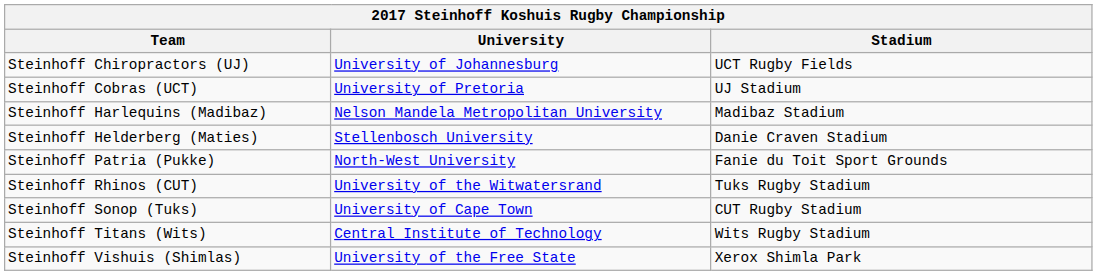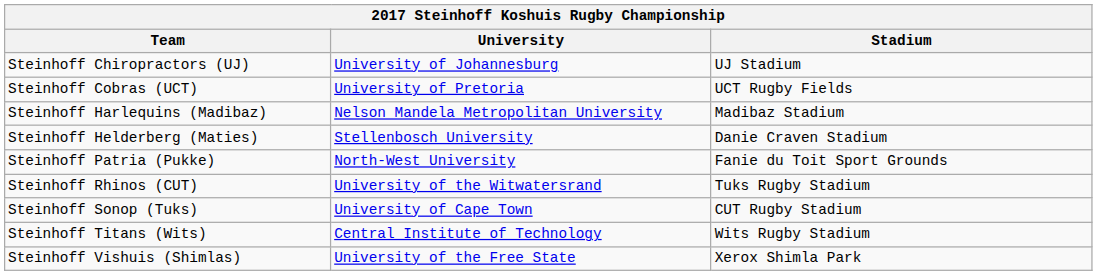(784, 65) UCT Rugby Fields -> (758, 65) UJ Stadium
(758, 89) UJ Stadium -> (784, 89) UCT Rugby Fields
